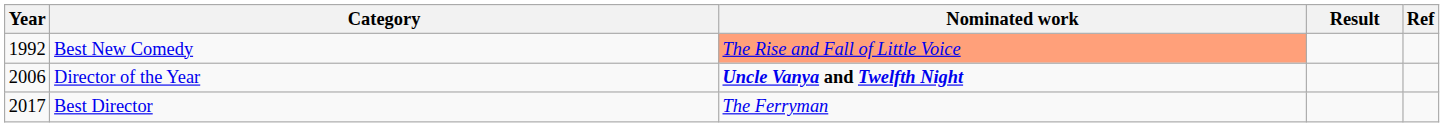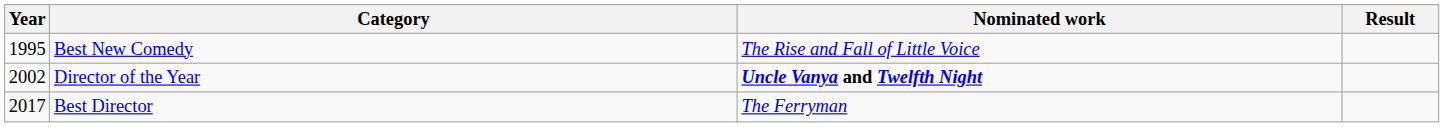- column: (1421, 19)
(27, 48) 1992 -> (27, 48) 1995
(842, 48) lightsalmon background -> (861, 48) no background
(27, 77) 2006 -> (27, 77) 2002
